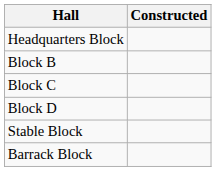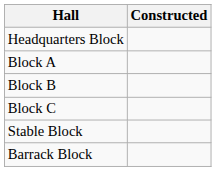+ row: (32, 62)
- row: (32, 108)
